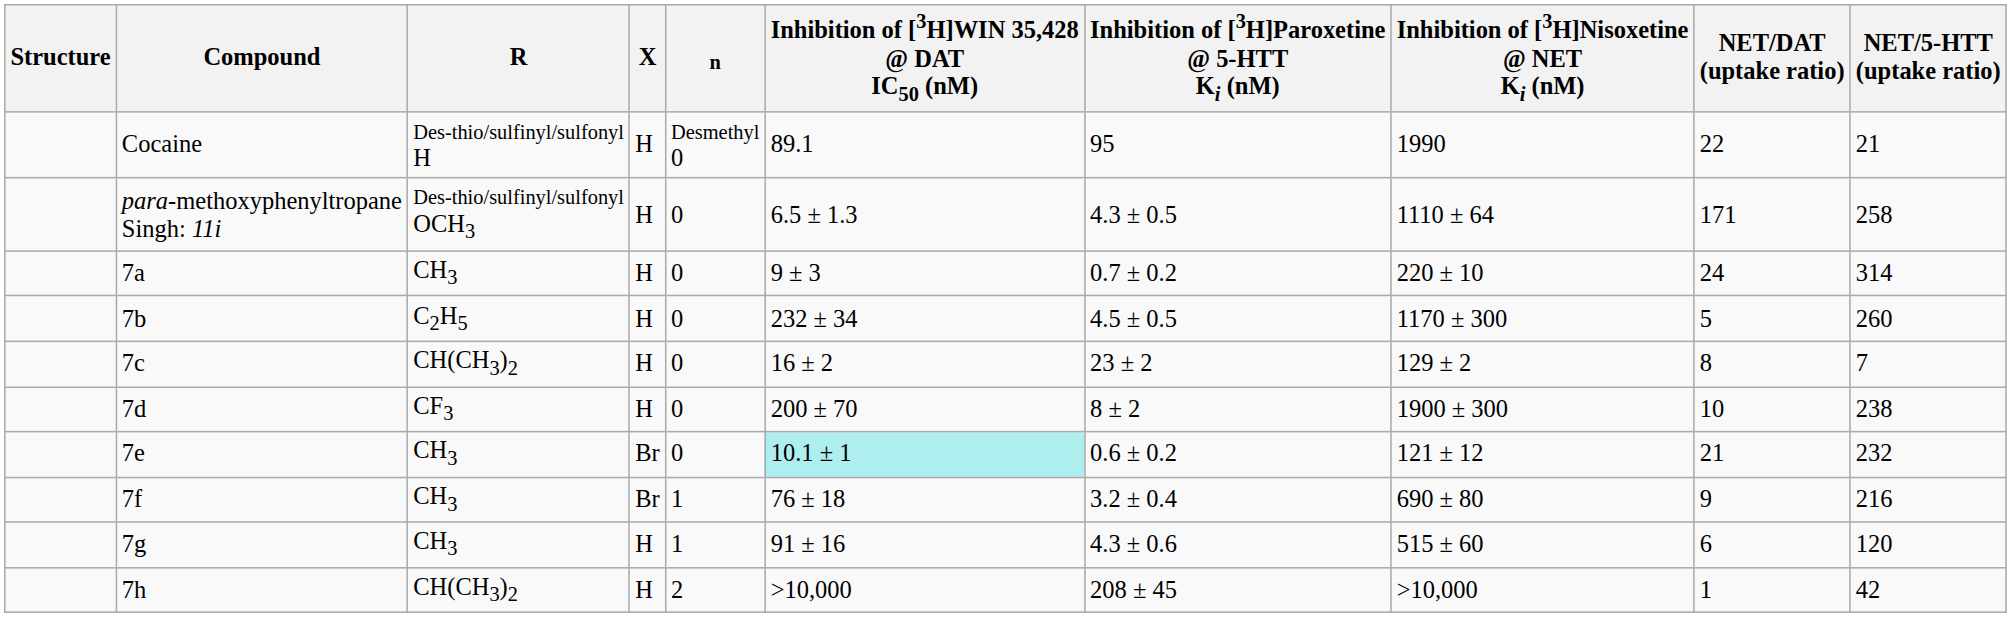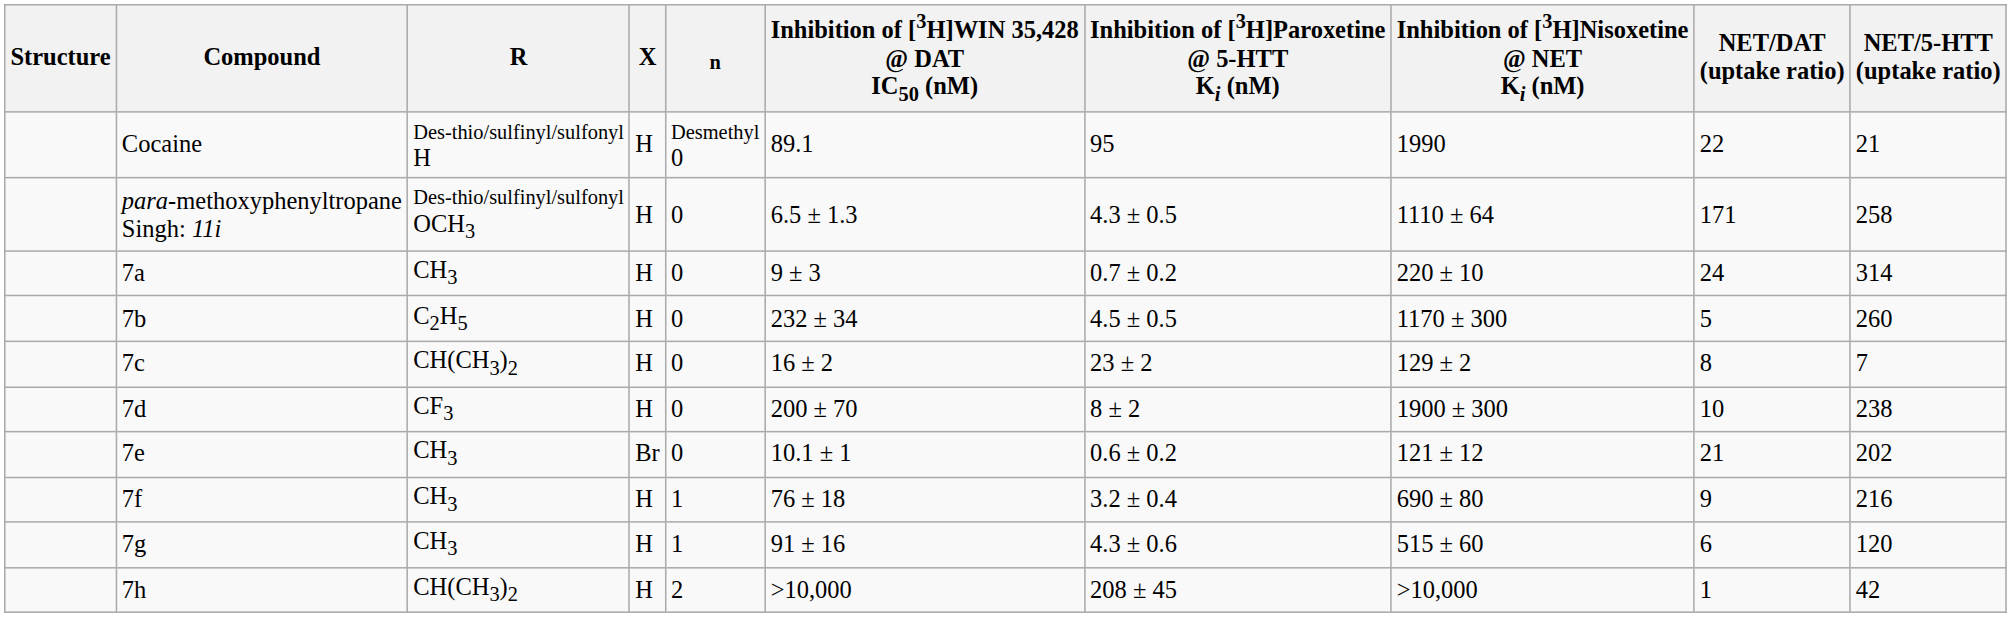(811, 454) paleturquoise background -> (811, 454) no background
(1874, 454) 232 -> (1874, 454) 202
(648, 499) Br -> (644, 499) H
